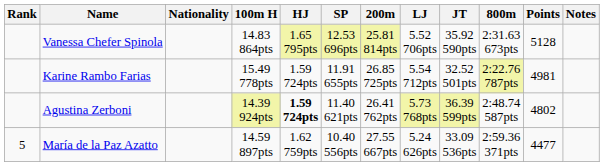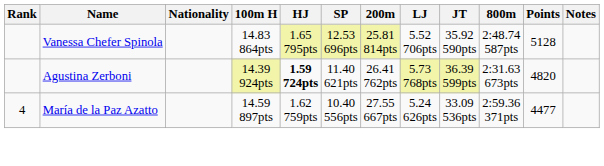(501, 41) 2:31.63 673pts -> (501, 41) 2:48.74 587pts
- row: (97, 75)
(501, 110) 2:48.74 587pts -> (501, 75) 2:31.63 673pts
(543, 110) 4802 -> (543, 75) 4820
(22, 144) 5 -> (22, 110) 4
